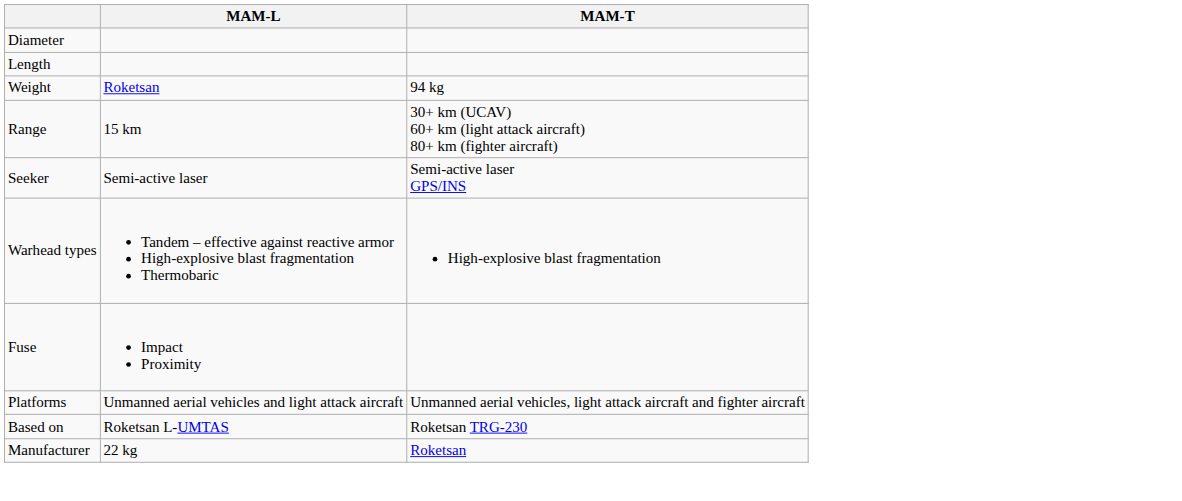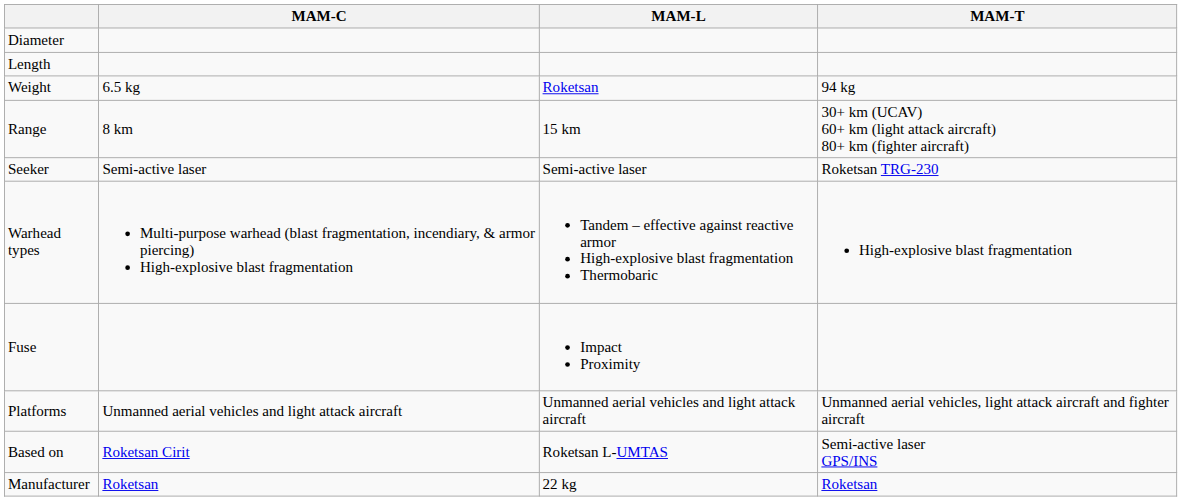+ column: (319, 16)
(462, 177) Semi-active laser GPS/INS -> (880, 169) Roketsan TRG-230
(469, 426) Roketsan TRG-230 -> (873, 451) Semi-active laser GPS/INS
